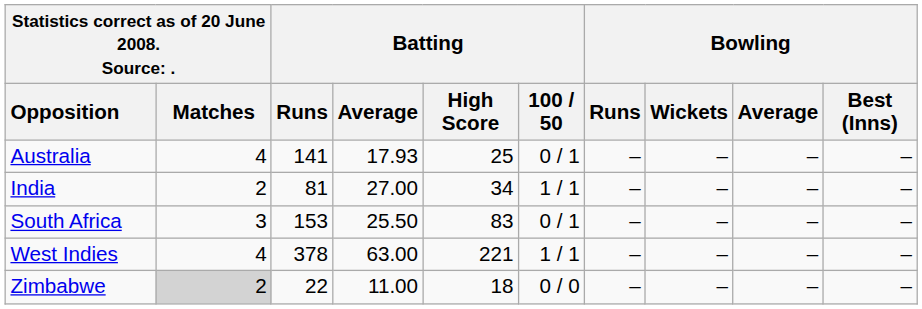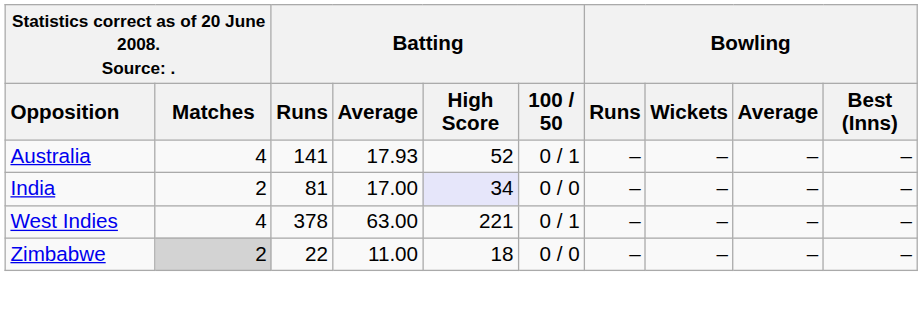(502, 155) 25 -> (502, 155) 52
(392, 188) 27.00 -> (392, 188) 17.00
(502, 188) no background -> (502, 188) lavender background
(560, 188) 1 / 1 -> (560, 188) 0 / 0
- row: (66, 221)
(560, 254) 1 / 1 -> (560, 221) 0 / 1
